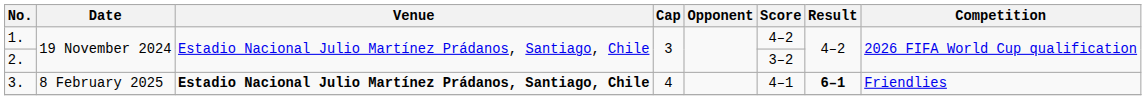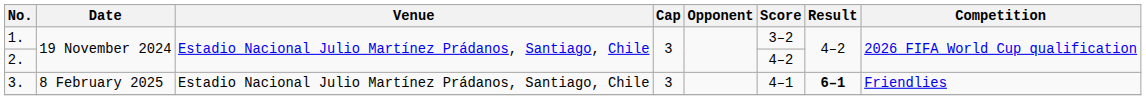(781, 38) 4–2 -> (781, 38) 3–2
(781, 61) 3–2 -> (781, 61) 4–2
(414, 83) bold -> (414, 83) normal
(668, 83) 4 -> (668, 83) 3
